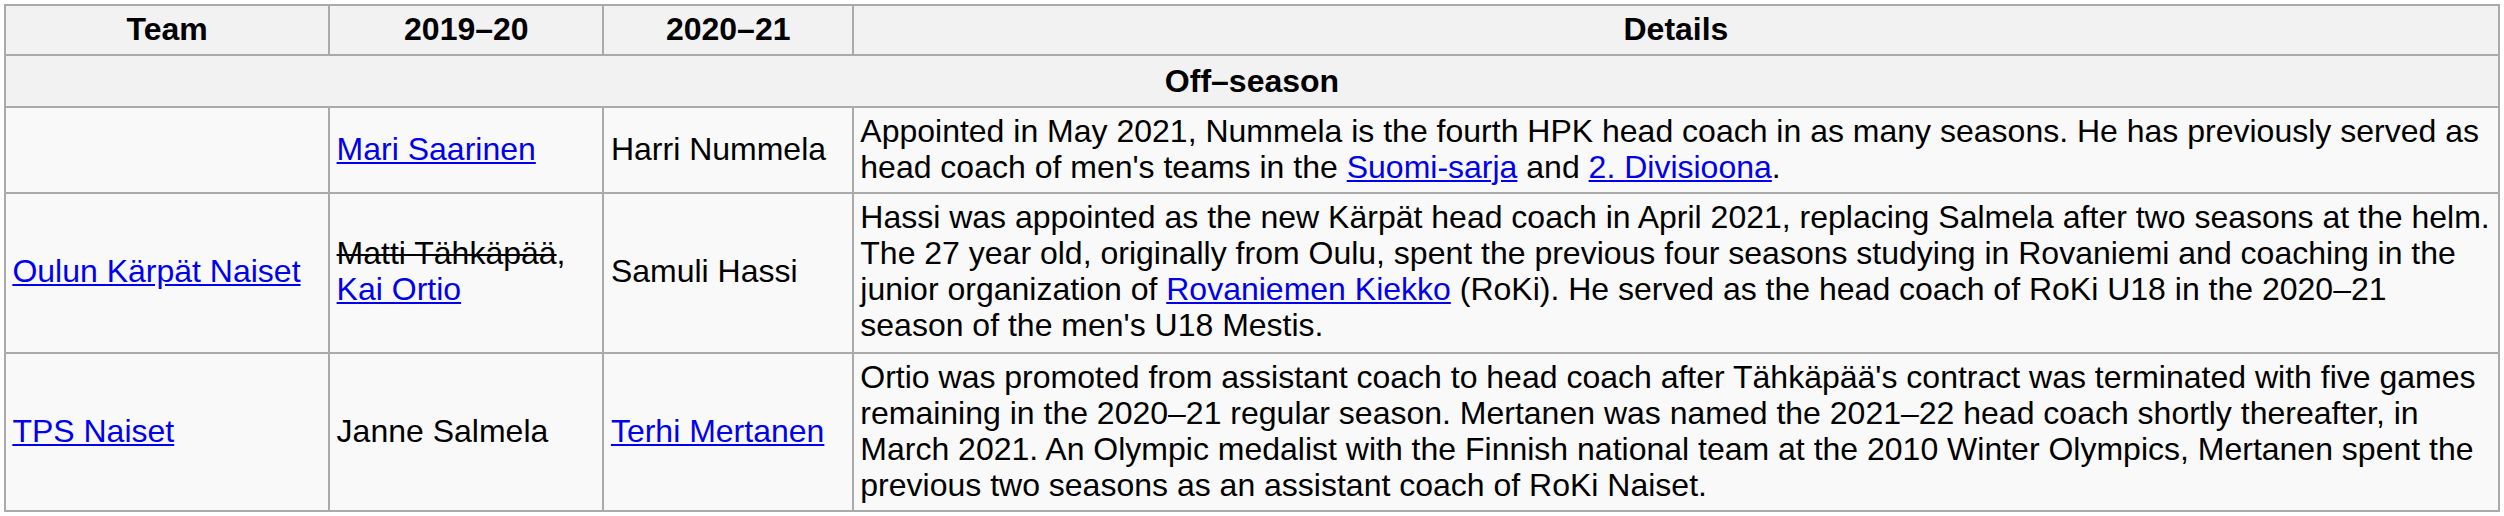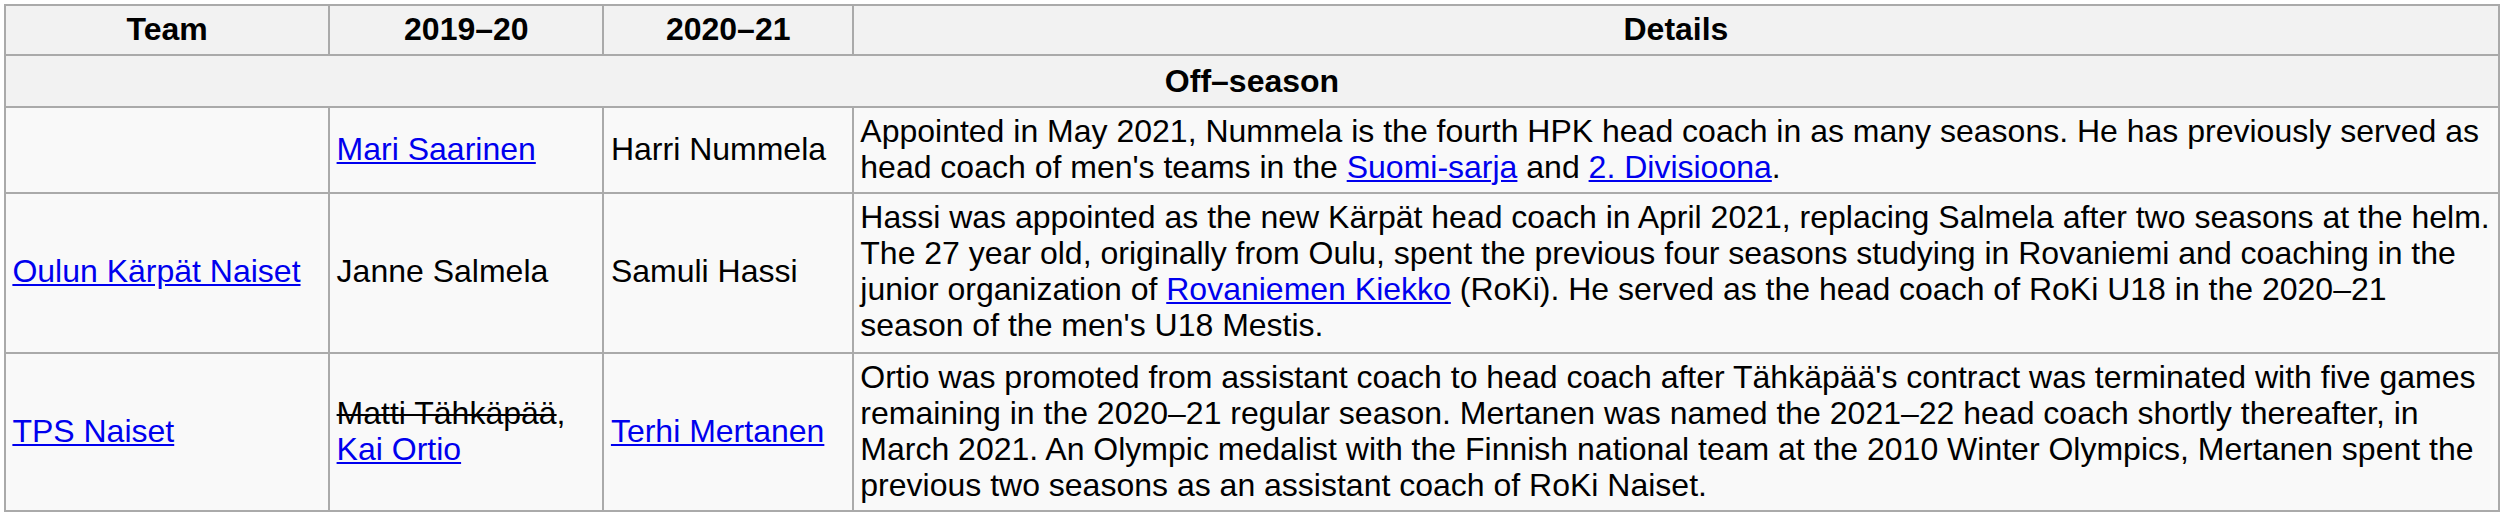(451, 272) Matti Tähkäpää, Kai Ortio -> (442, 272) Janne Salmela
(442, 430) Janne Salmela -> (451, 430) Matti Tähkäpää, Kai Ortio
